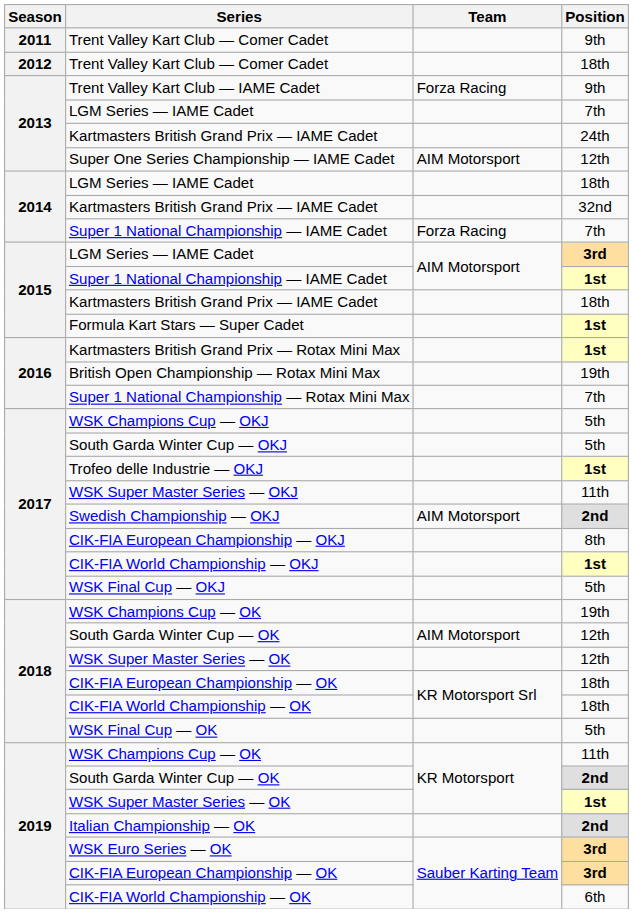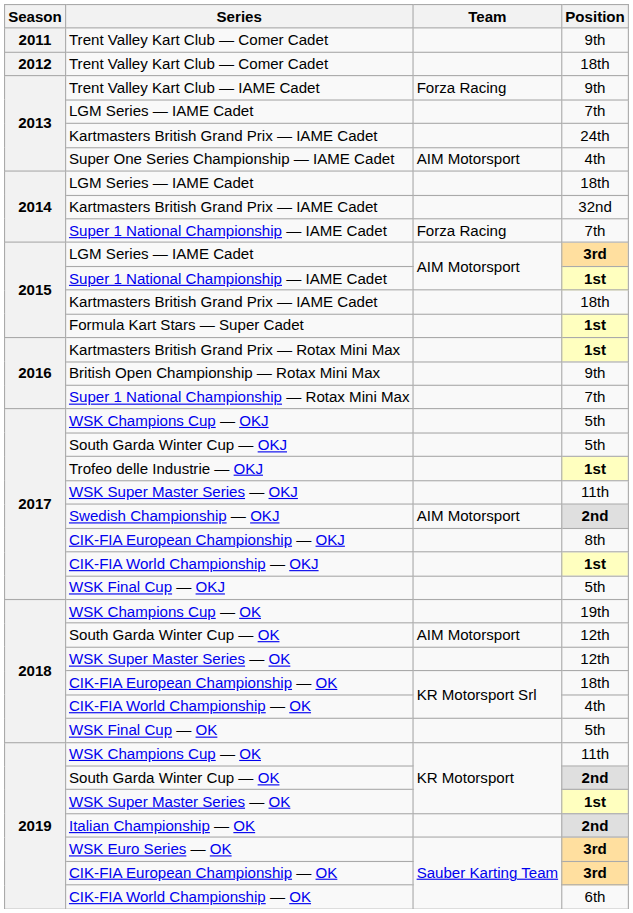(595, 159) 12th -> (595, 159) 4th
(595, 373) 19th -> (595, 373) 9th
(595, 706) 18th -> (595, 706) 4th
